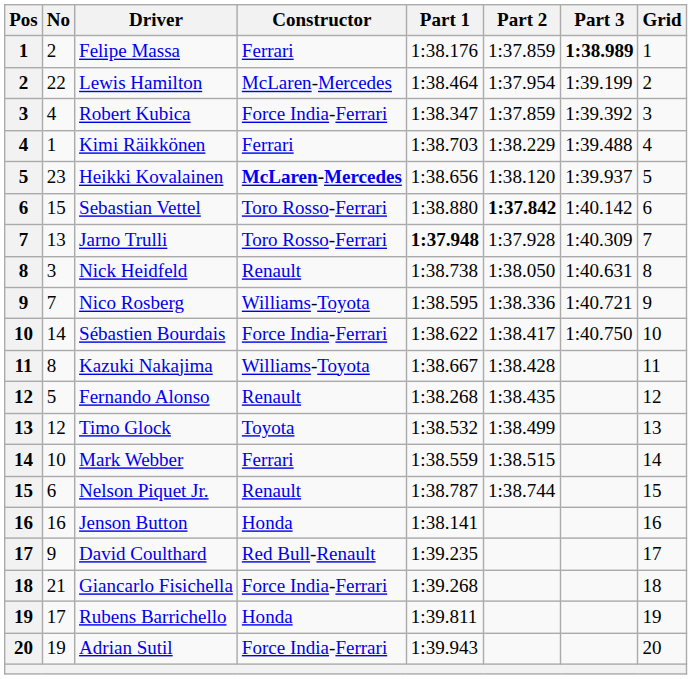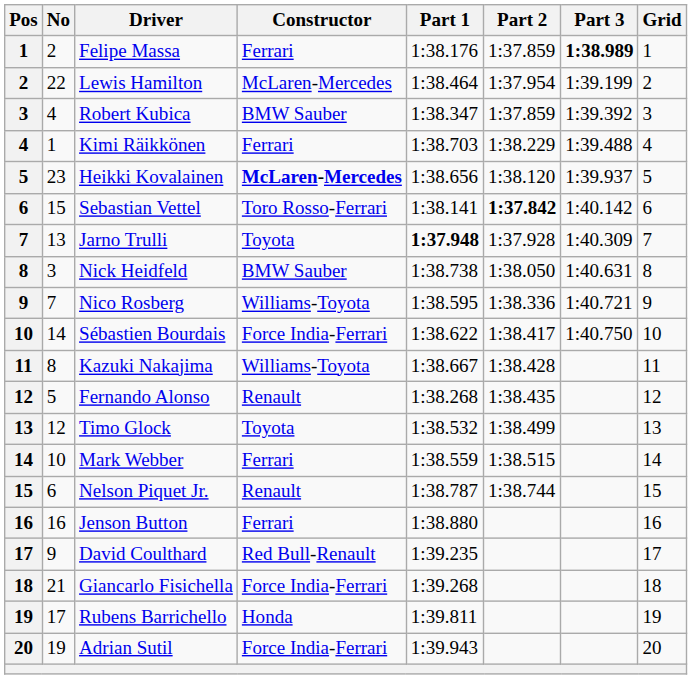(315, 114) Force India-Ferrari -> (294, 114) BMW Sauber
(444, 208) 1:38.880 -> (444, 208) 1:38.141
(314, 239) Toro Rosso-Ferrari -> (268, 239) Toyota
(271, 271) Renault -> (294, 271) BMW Sauber
(267, 522) Honda -> (268, 522) Ferrari
(444, 522) 1:38.141 -> (444, 522) 1:38.880
